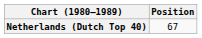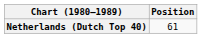(173, 26) 67 -> (173, 26) 61
